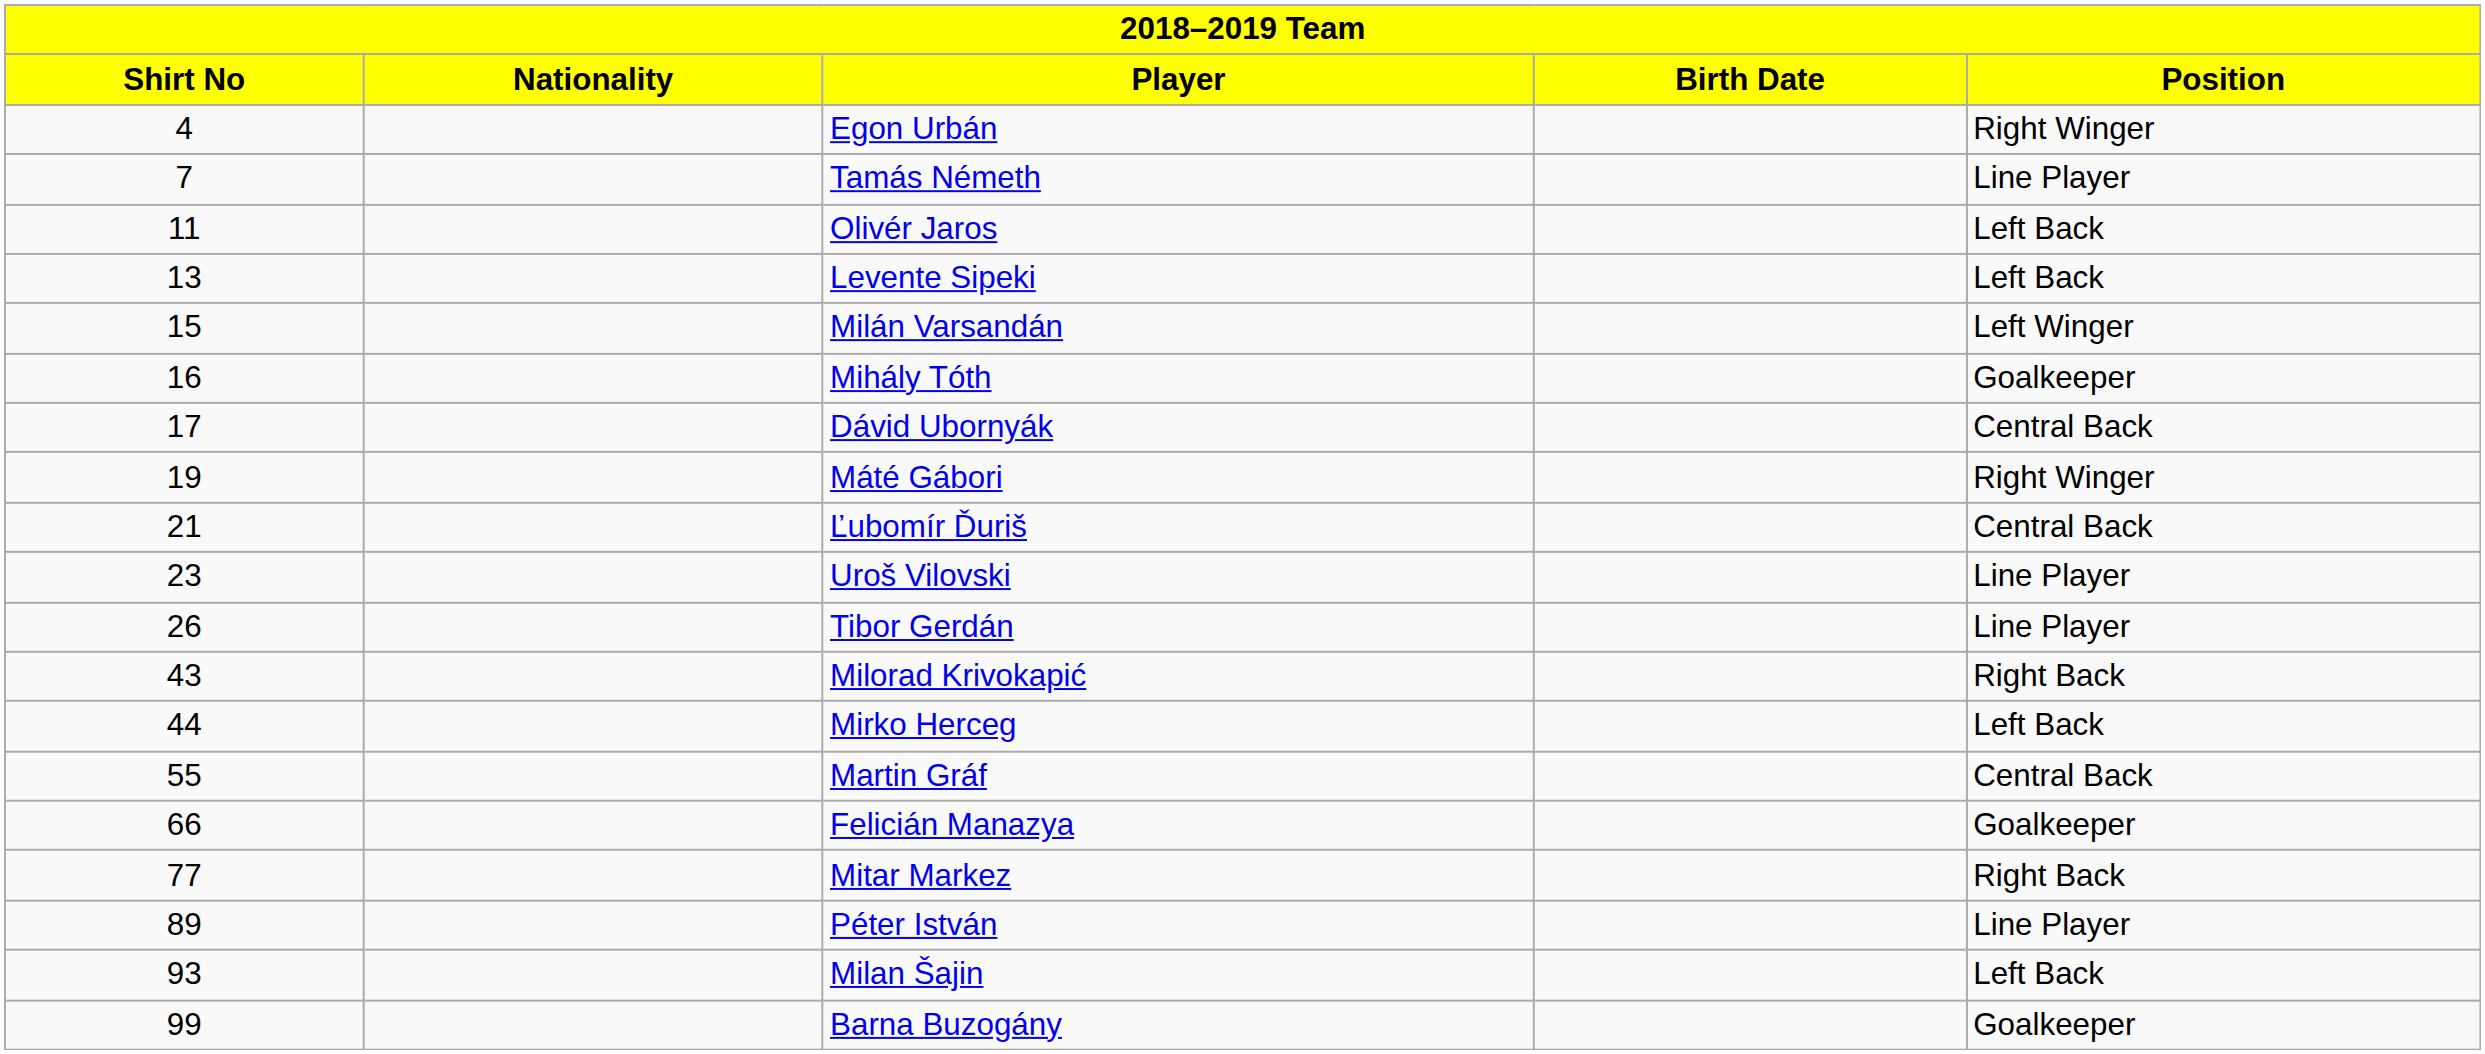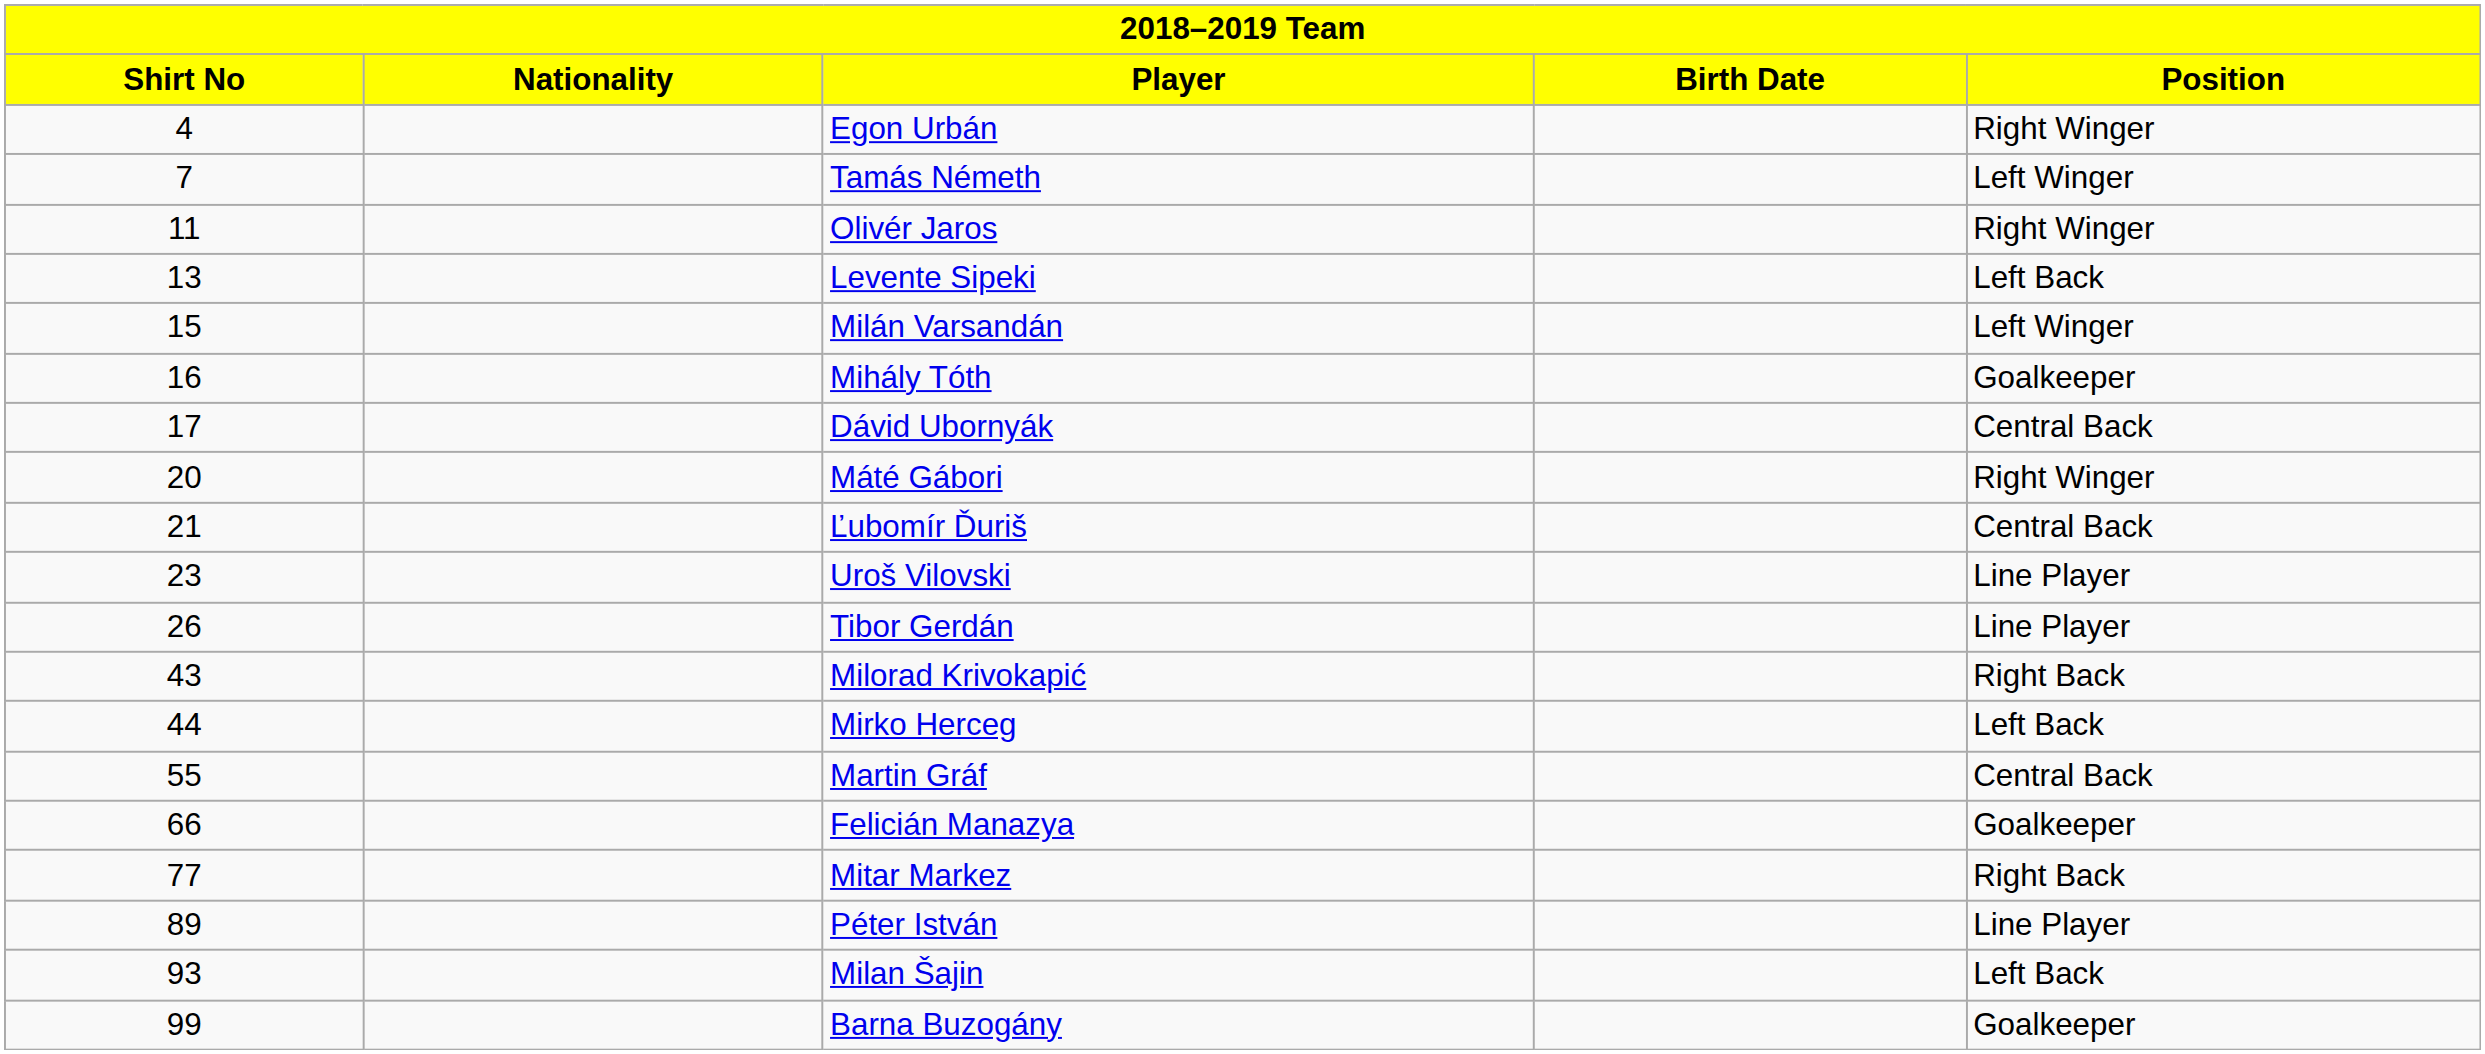(2052, 178) Line Player -> (2053, 178) Left Winger
(2039, 228) Left Back -> (2064, 228) Right Winger
(184, 476) 19 -> (184, 476) 20
